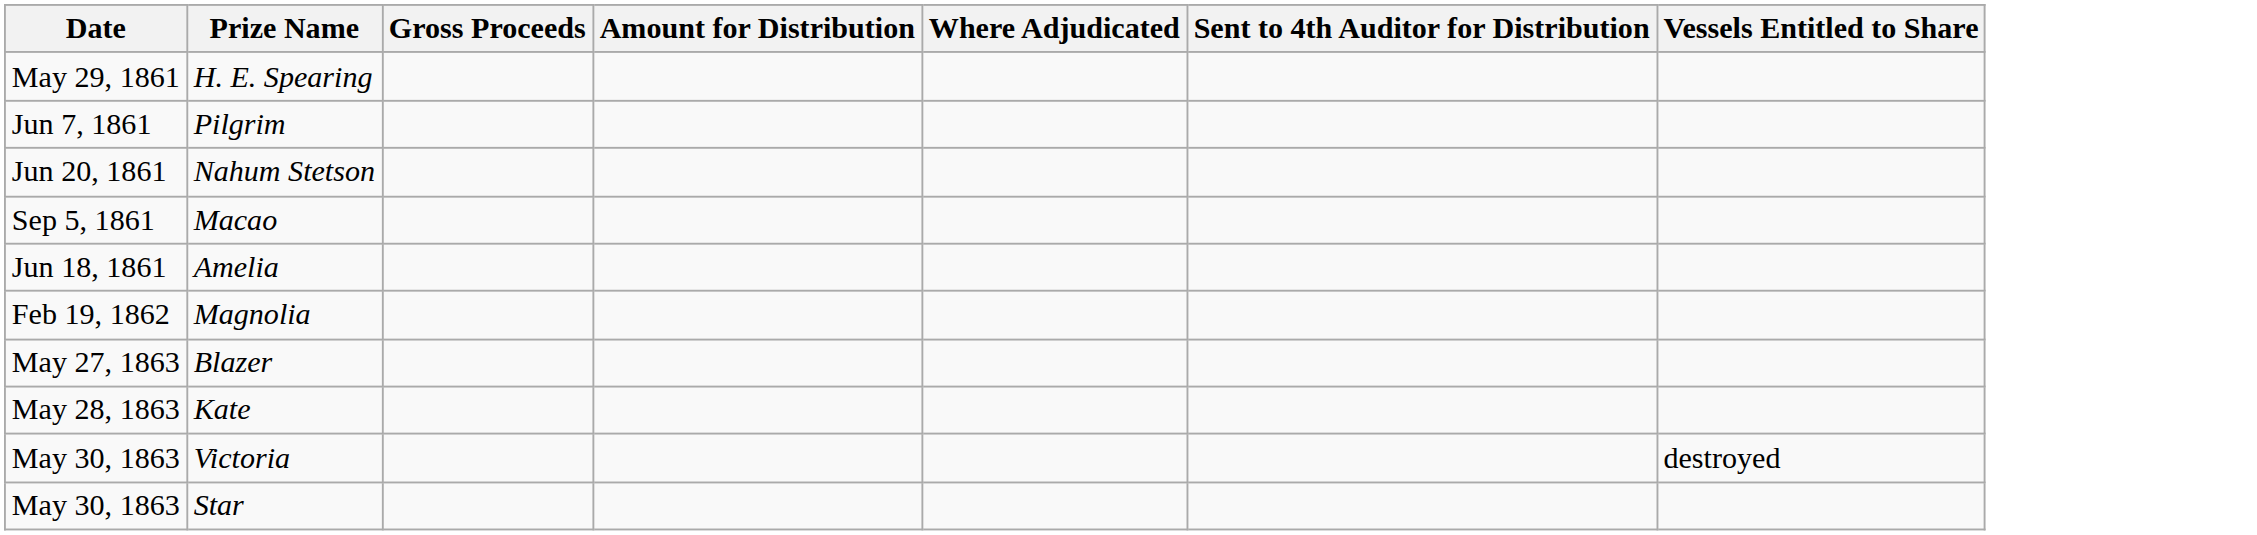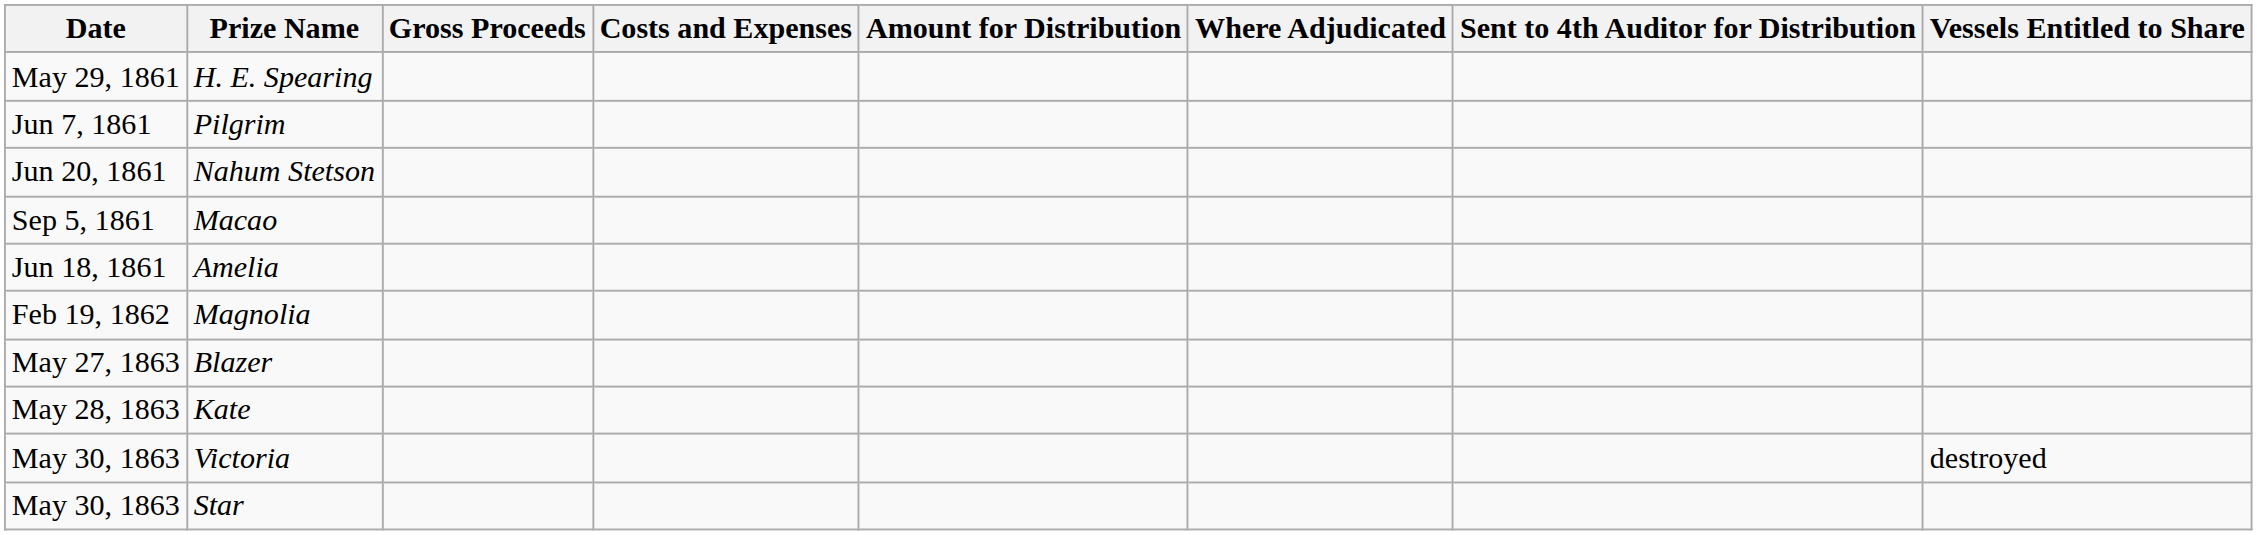+ column: (726, 28)
